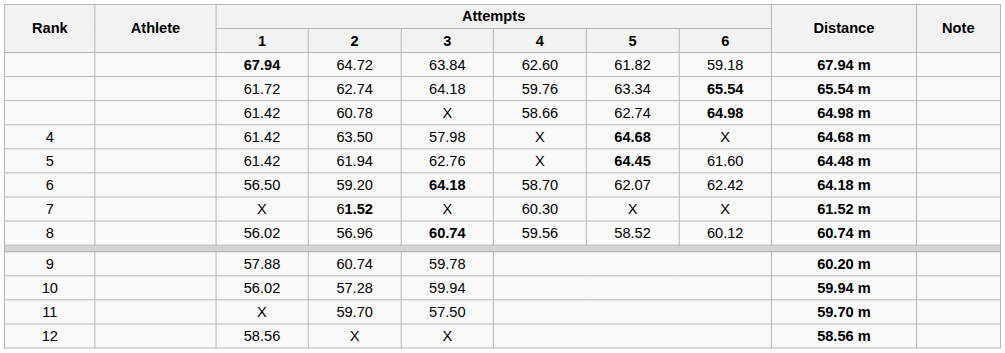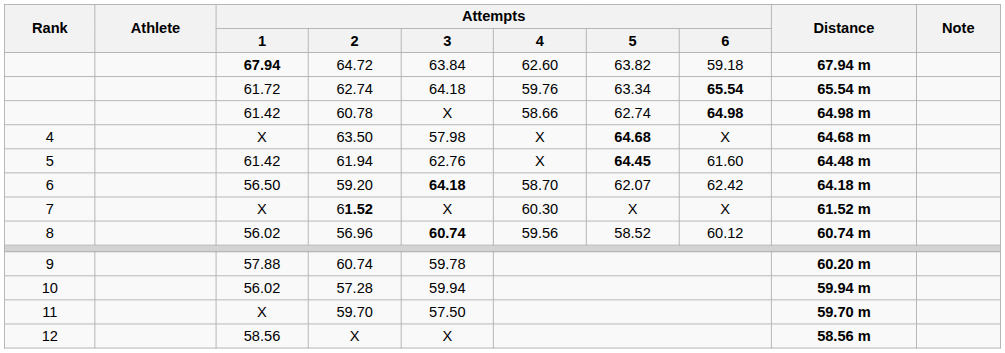(633, 64) 61.82 -> (633, 64) 63.82
(262, 136) 61.42 -> (262, 136) X
